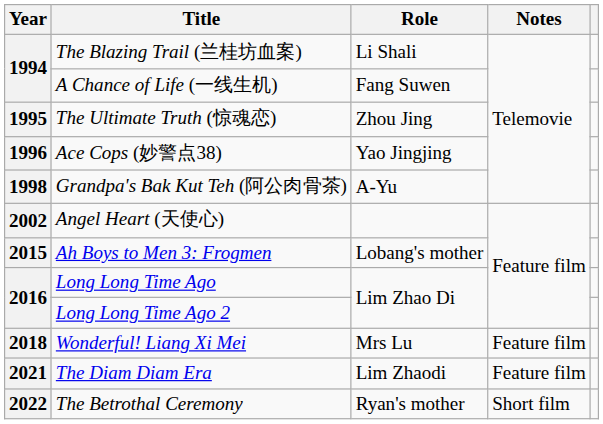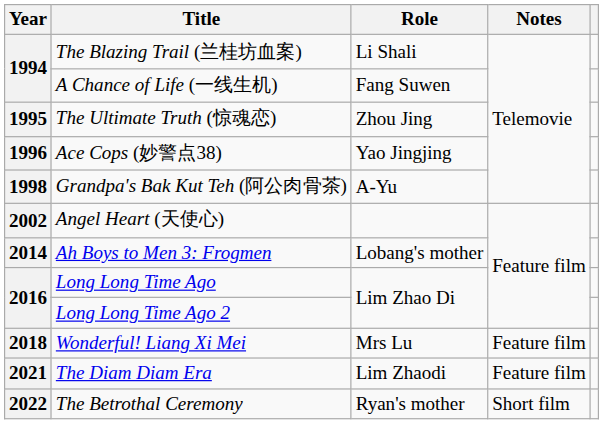(28, 252) 2015 -> (28, 252) 2014
